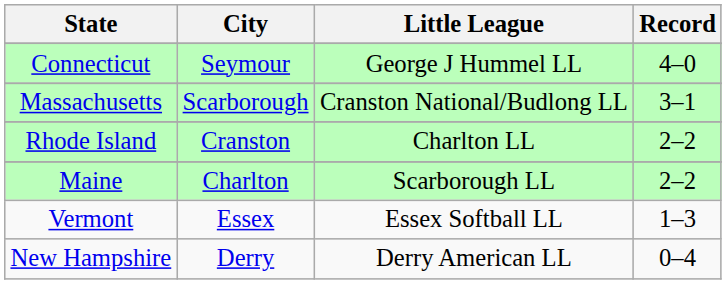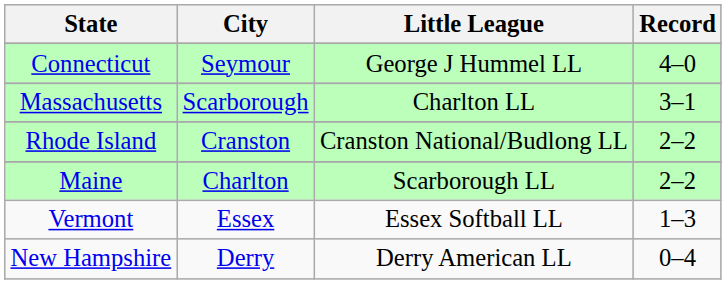(474, 102) Cranston National/Budlong LL -> (474, 102) Charlton LL
(474, 141) Charlton LL -> (474, 141) Cranston National/Budlong LL
